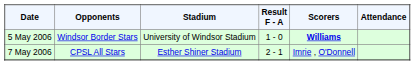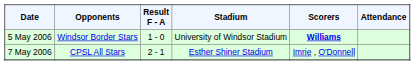columns swapped: (200, 17) <-> (274, 17)
